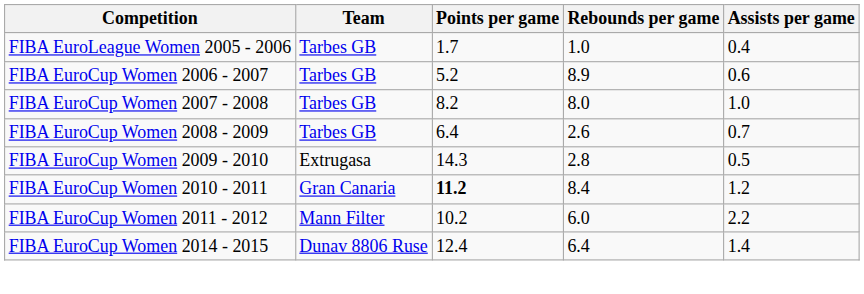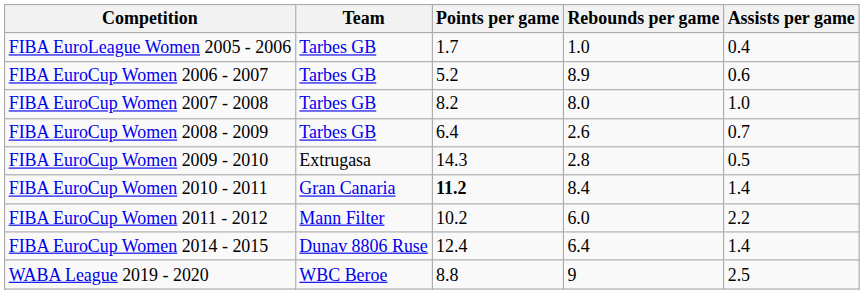(739, 189) 1.2 -> (739, 189) 1.4
+ row: (109, 274)
